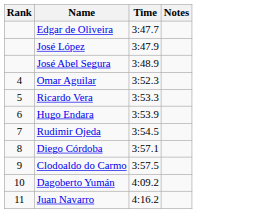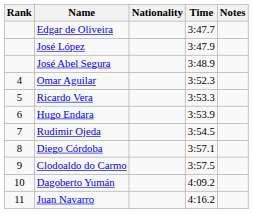+ column: (157, 13)
